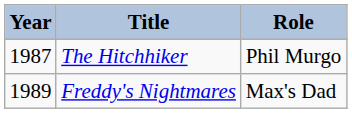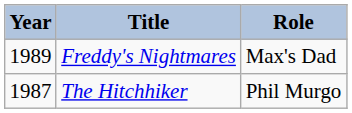rows swapped: (124, 56) <-> (149, 91)
